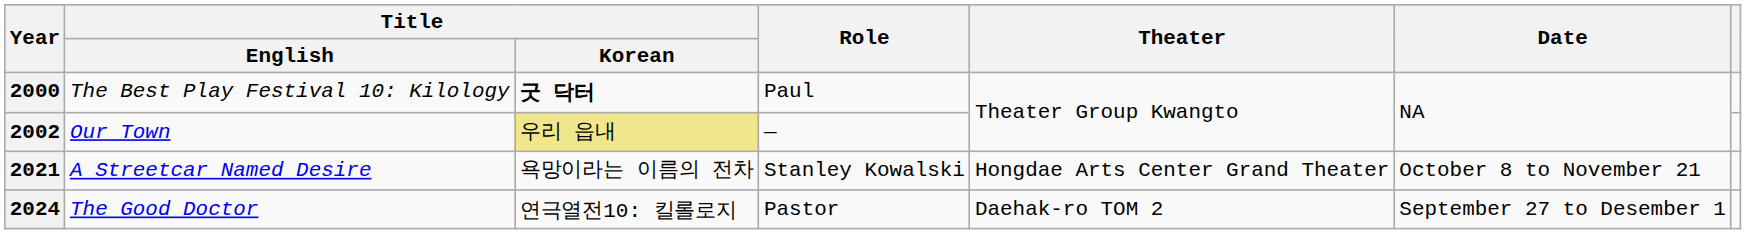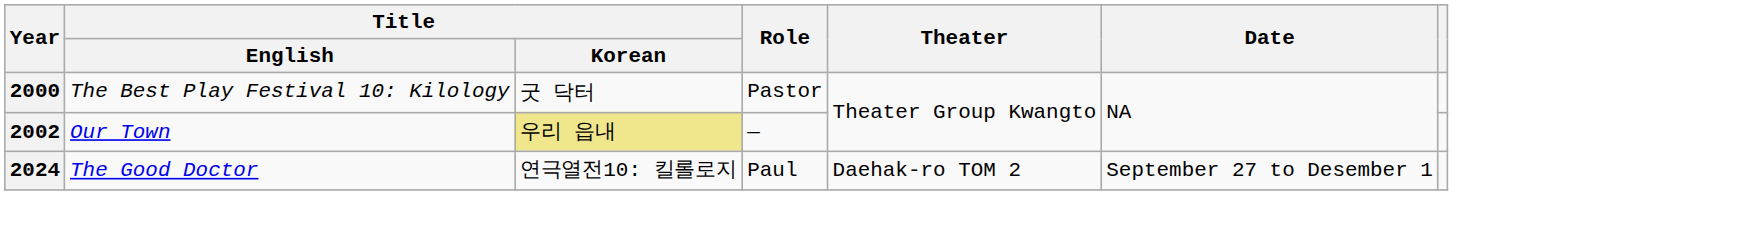(557, 93) bold -> (557, 93) normal
(789, 92) Paul -> (785, 92) Pastor
- row: (35, 170)
(802, 209) Pastor -> (772, 170) Paul
